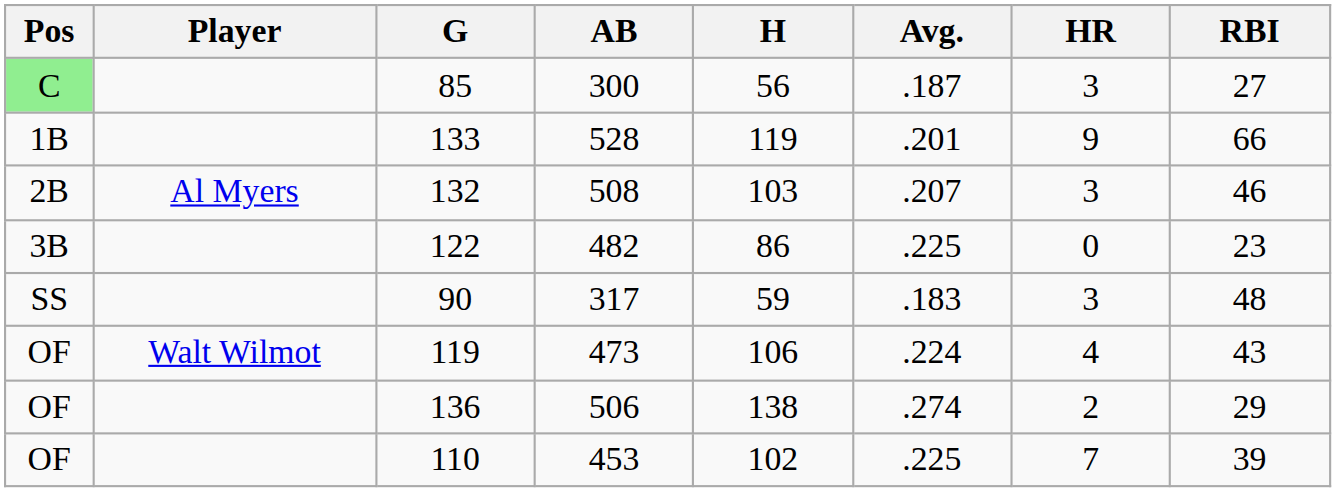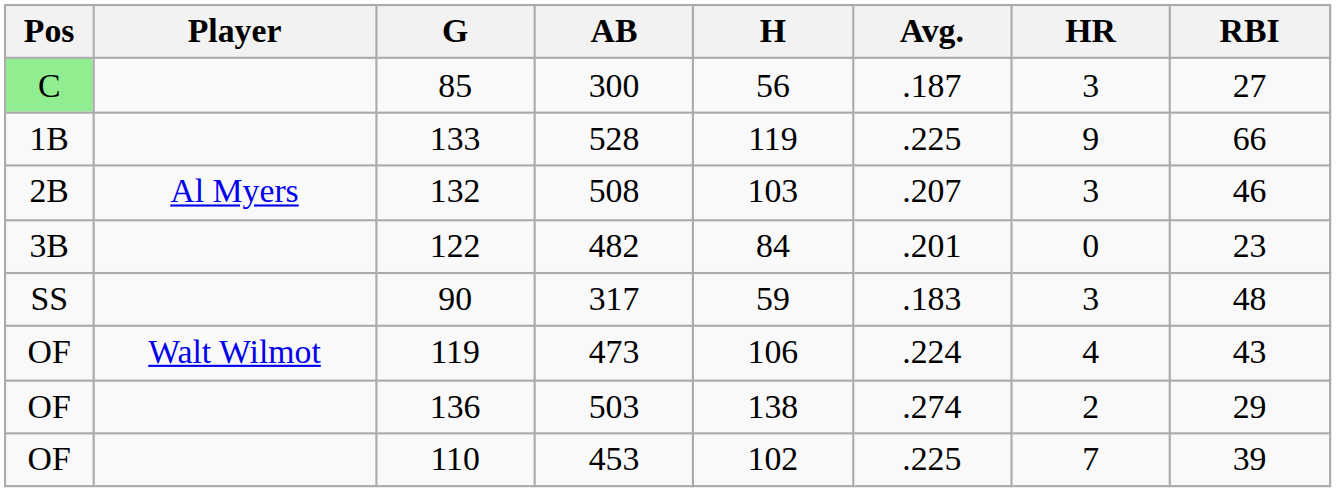(932, 138) .201 -> (932, 138) .225
(773, 245) 86 -> (773, 245) 84
(932, 245) .225 -> (932, 245) .201
(614, 406) 506 -> (614, 406) 503
